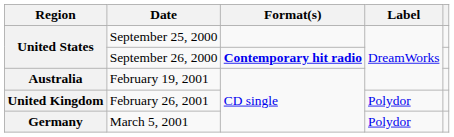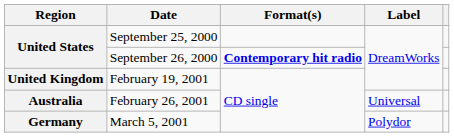(56, 79) Australia -> (56, 79) United Kingdom
(56, 100) United Kingdom -> (56, 100) Australia
(389, 100) Polydor -> (394, 100) Universal
